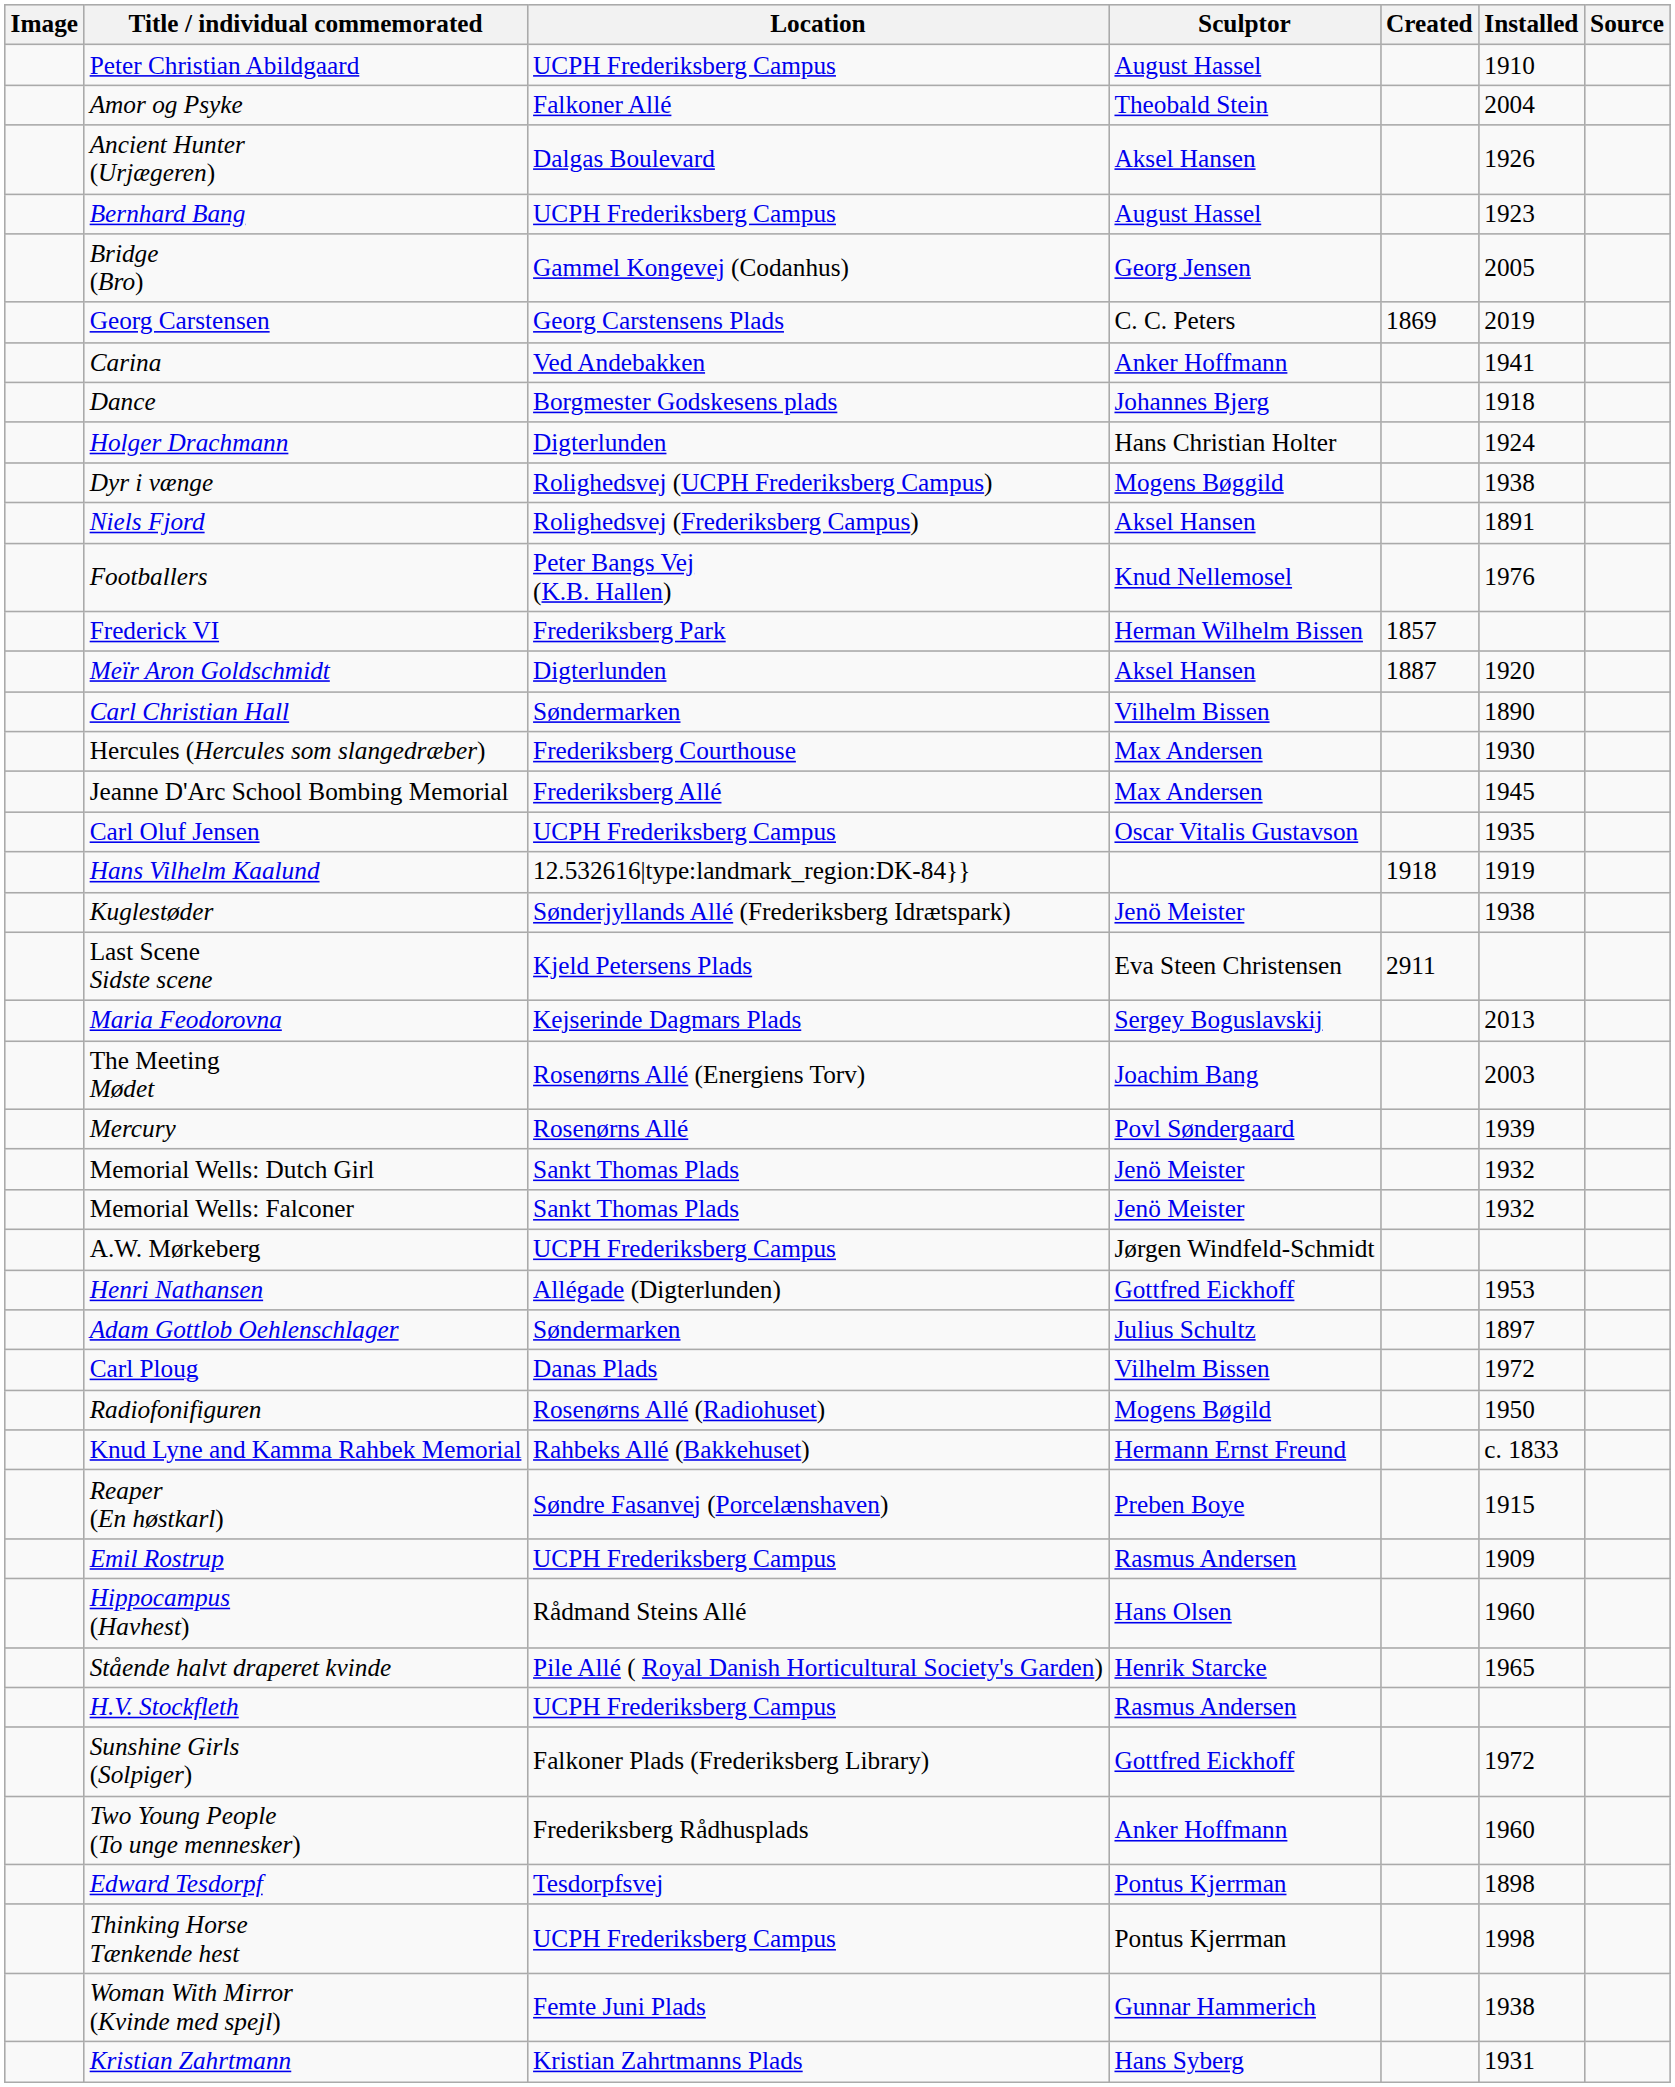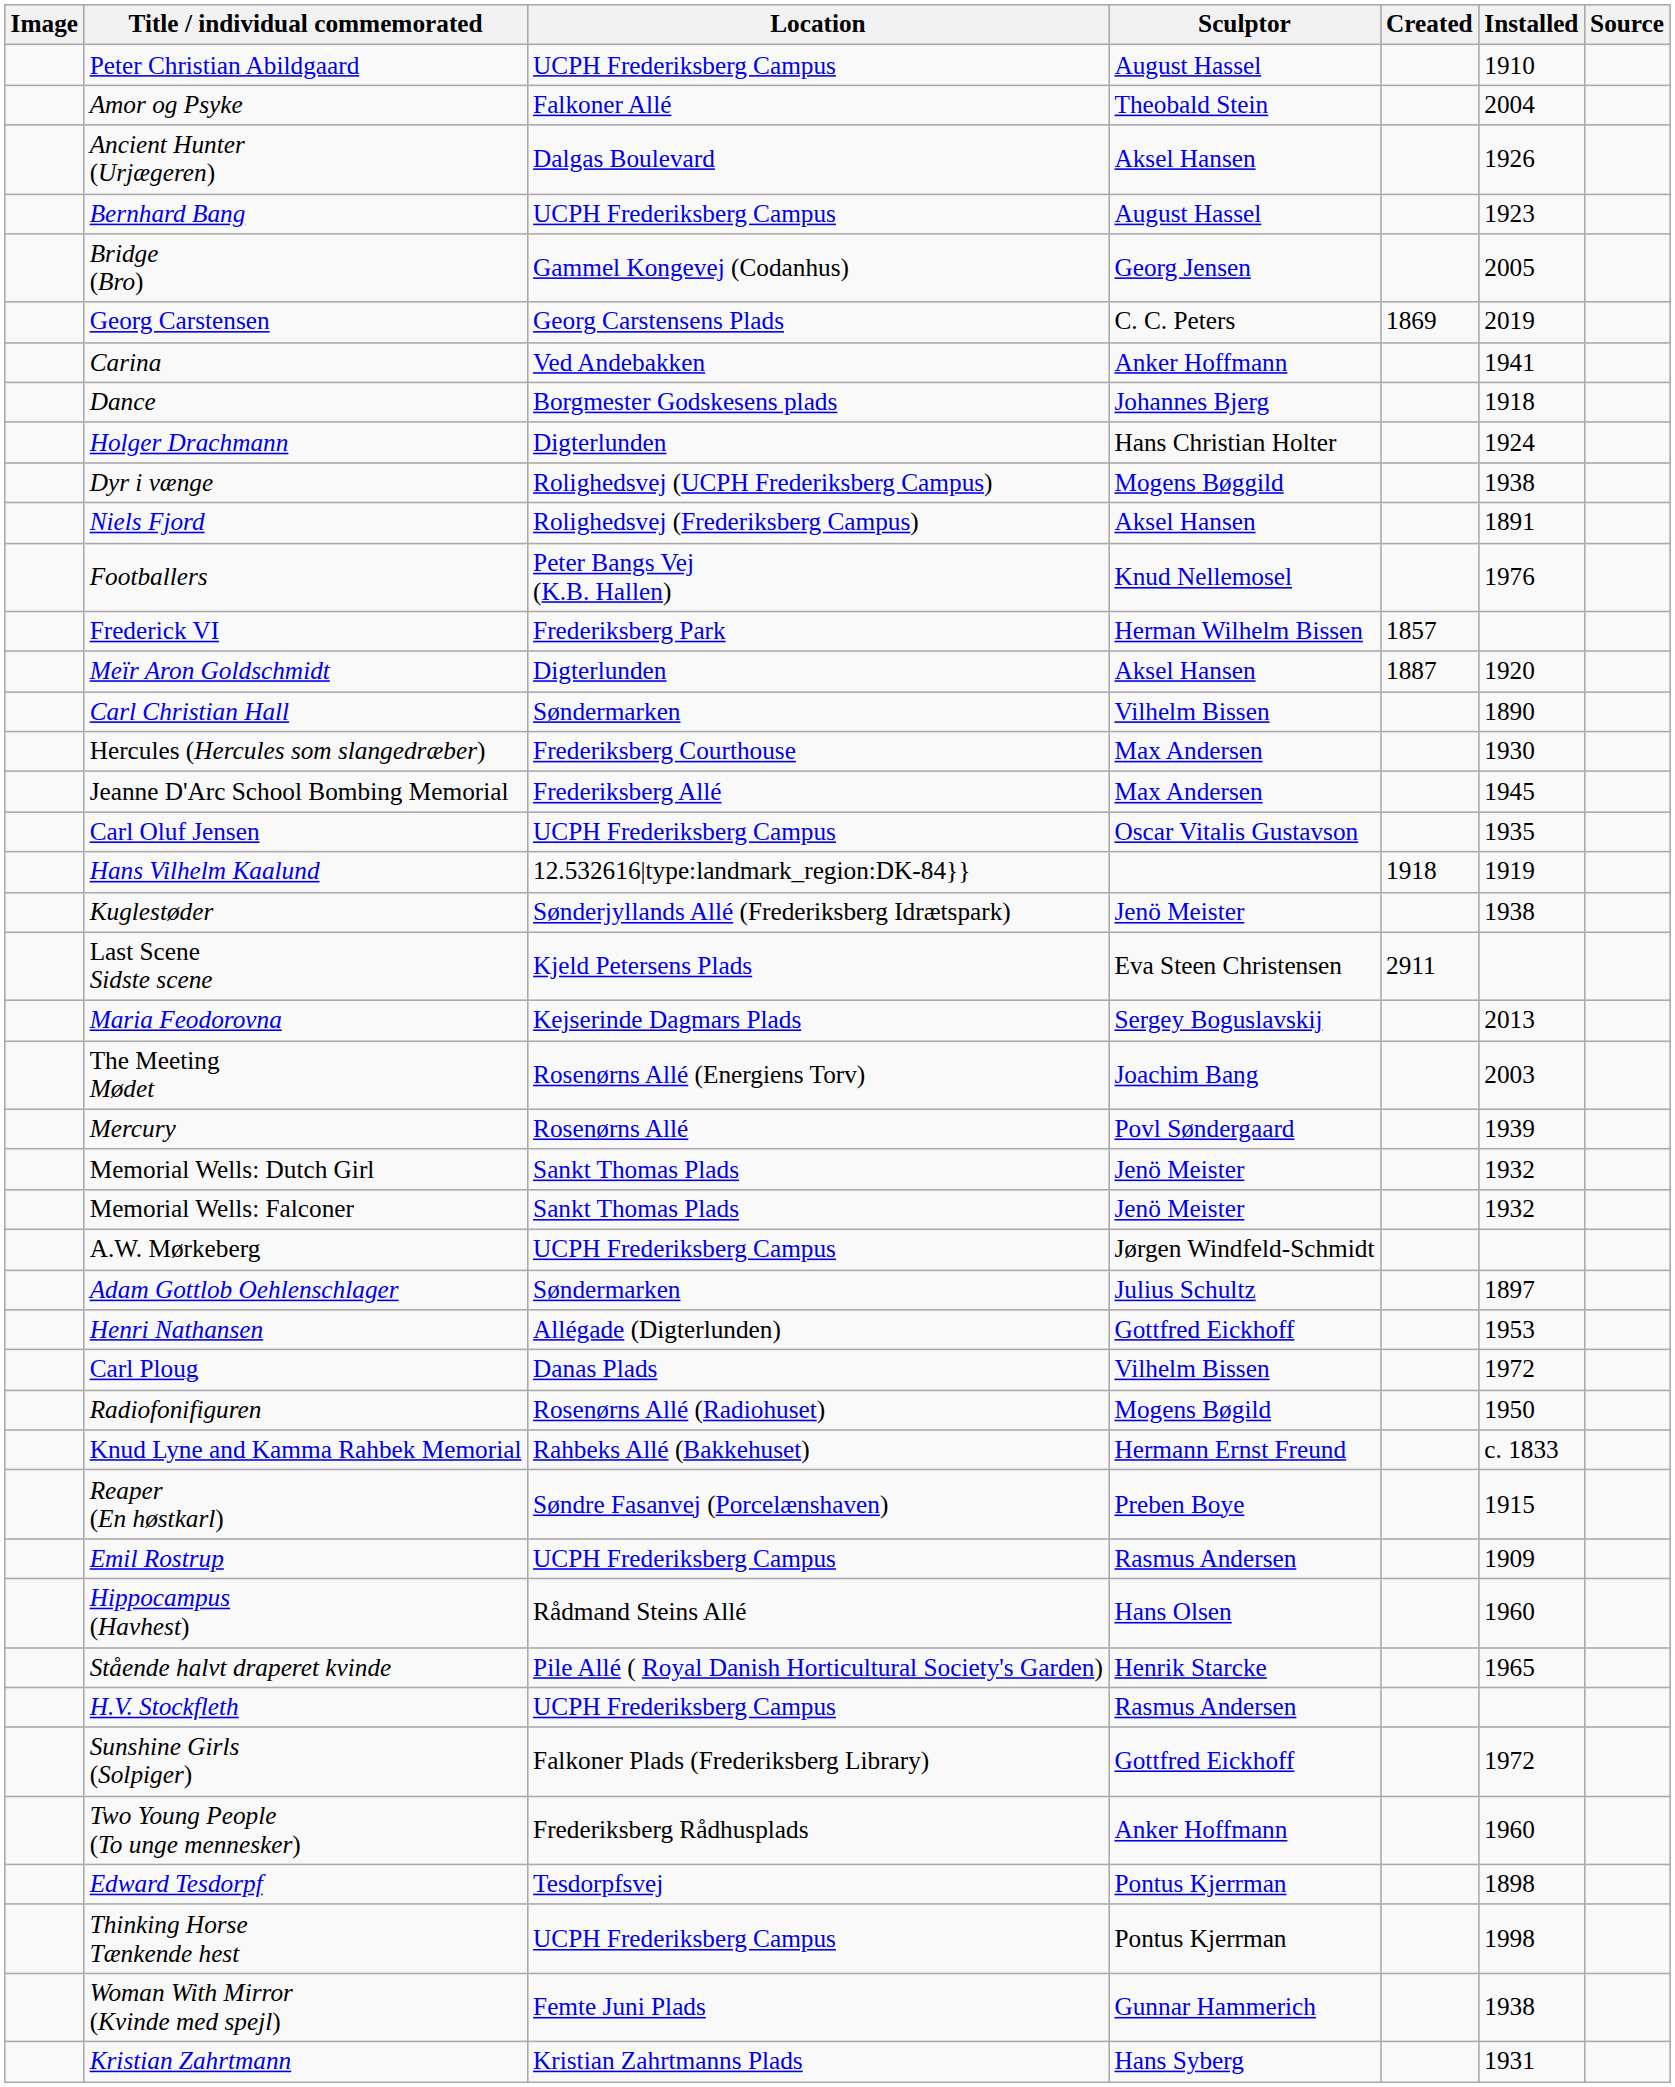rows swapped: (176, 1289) <-> (244, 1329)
